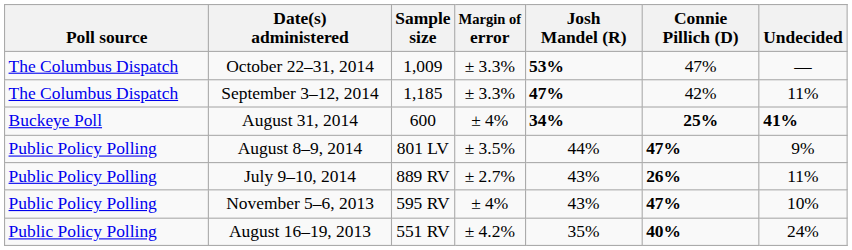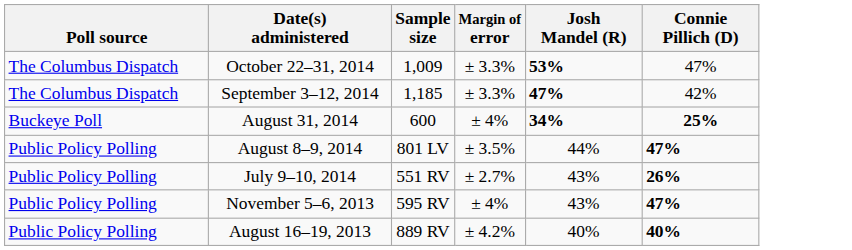- column: (803, 37)
(423, 176) 889 RV -> (423, 176) 551 RV
(423, 231) 551 RV -> (423, 231) 889 RV
(584, 231) 35% -> (584, 231) 40%
